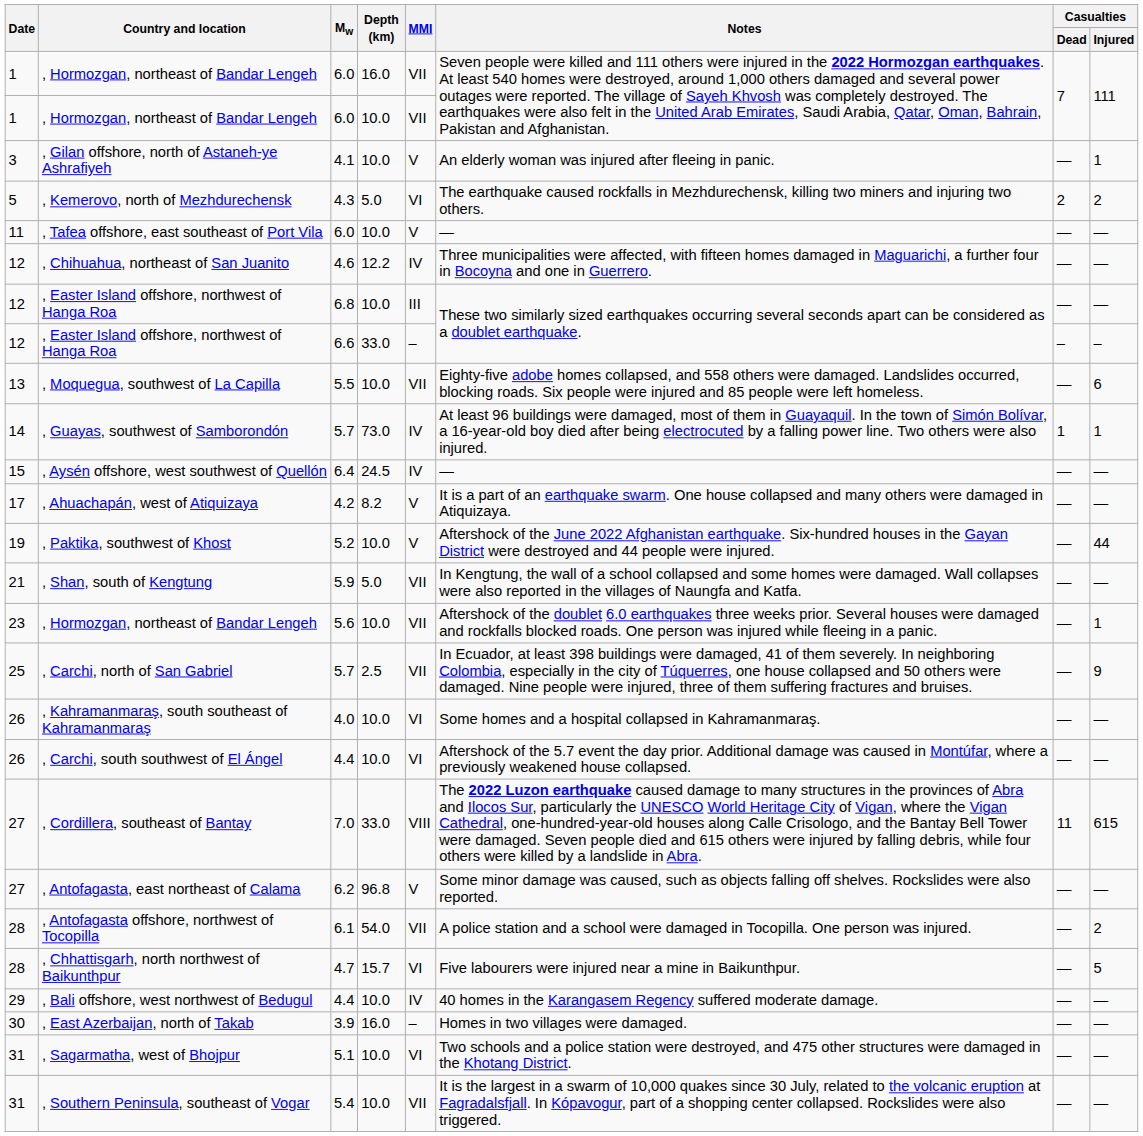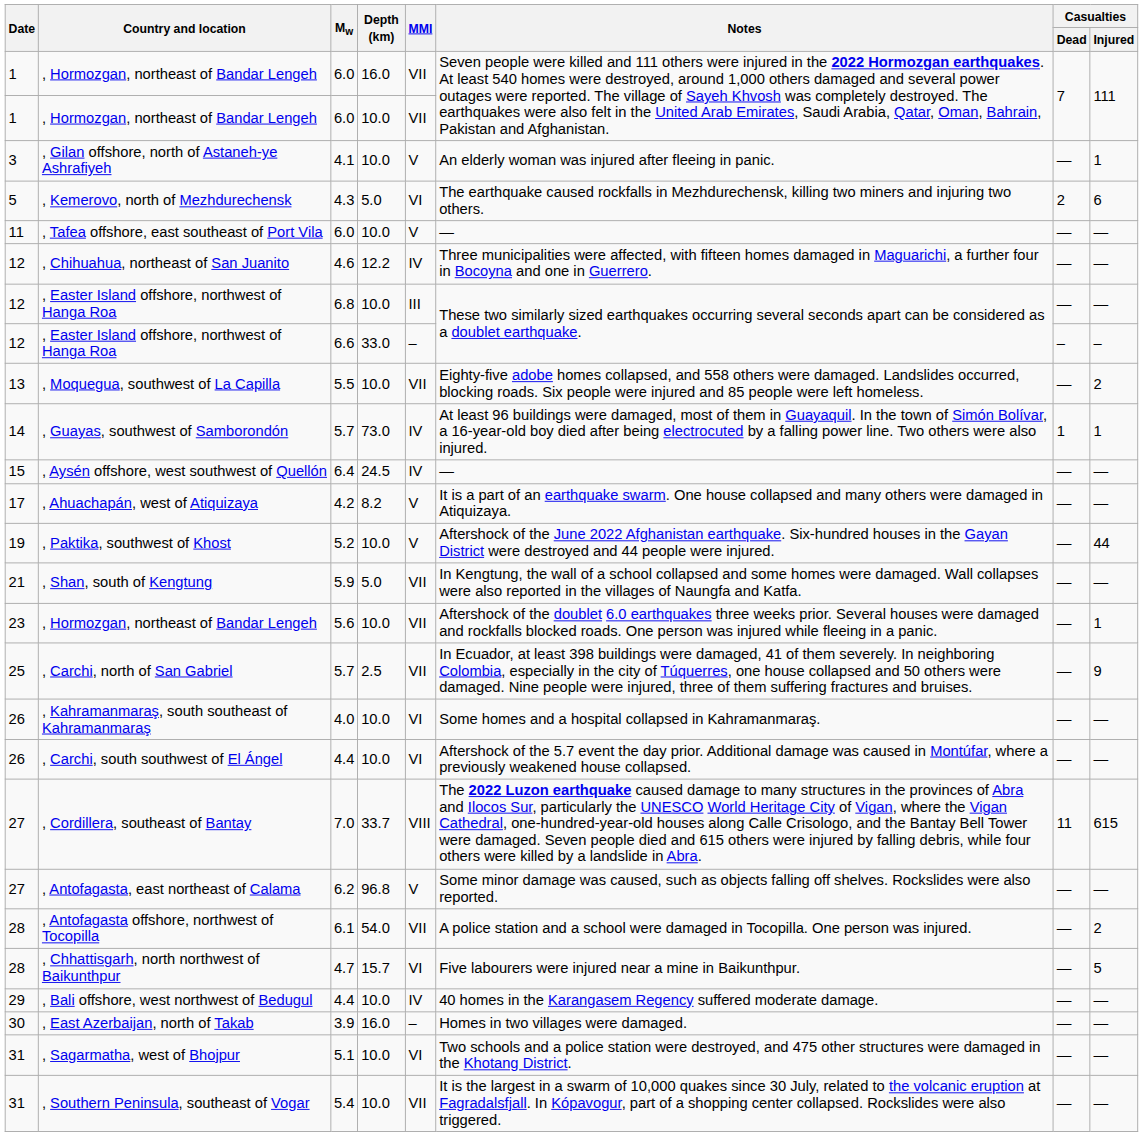(1098, 200) 2 -> (1098, 200) 6
(1098, 383) 6 -> (1098, 383) 2
(376, 824) 33.0 -> (376, 824) 33.7
